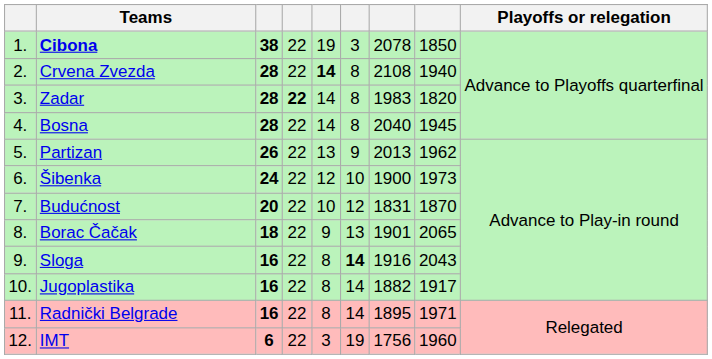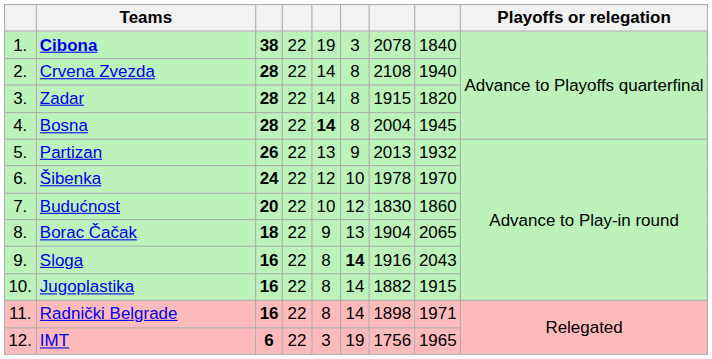(438, 44) 1850 -> (438, 44) 1840
(326, 71) bold -> (326, 71) normal
(297, 98) bold -> (297, 98) normal
(392, 98) 1983 -> (392, 98) 1915
(326, 125) normal -> (326, 125) bold
(392, 125) 2040 -> (392, 125) 2004
(438, 152) 1962 -> (438, 152) 1932
(392, 179) 1900 -> (392, 179) 1978
(438, 179) 1973 -> (438, 179) 1970
(392, 206) 1831 -> (392, 206) 1830
(438, 206) 1870 -> (438, 206) 1860
(392, 233) 1901 -> (392, 233) 1904
(438, 286) 1917 -> (438, 286) 1915
(392, 313) 1895 -> (392, 313) 1898
(438, 340) 1960 -> (438, 340) 1965
